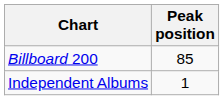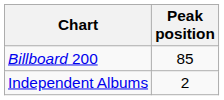(185, 82) 1 -> (185, 82) 2
